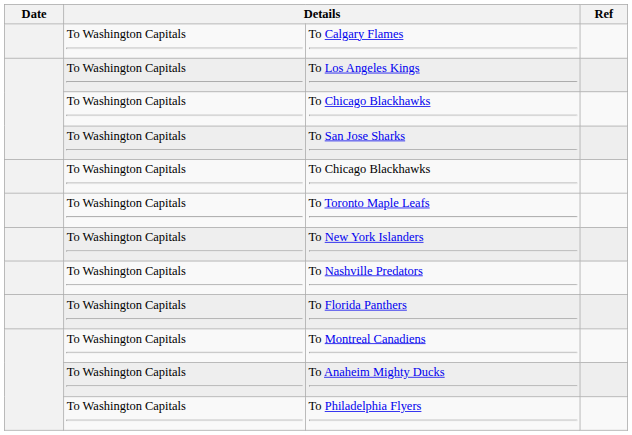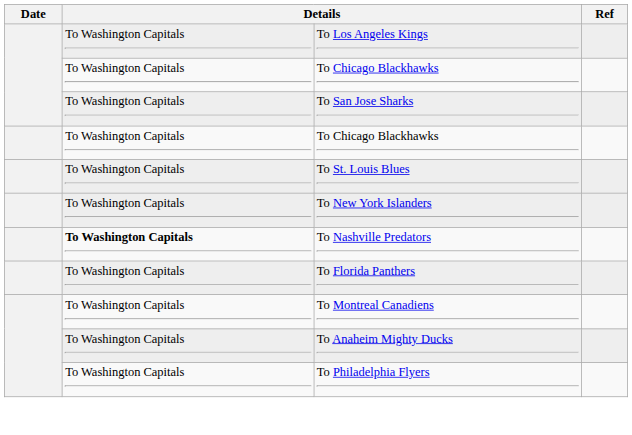- row: (34, 41)
+ row: (33, 176)
- row: (34, 210)
(185, 275) normal -> (188, 241) bold
